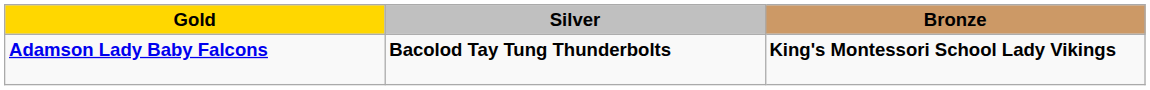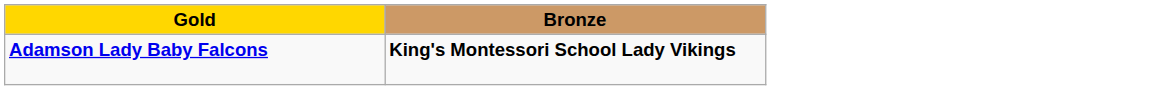- column: (575, 20)
